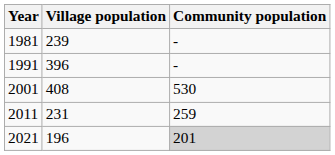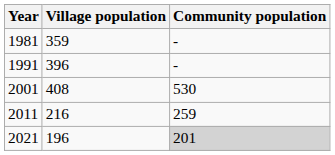(57, 41) 239 -> (57, 41) 359
(57, 114) 231 -> (57, 114) 216
